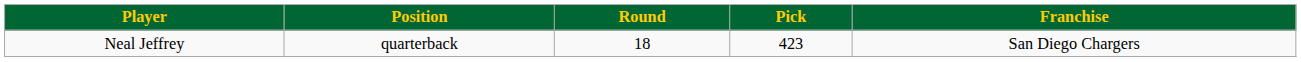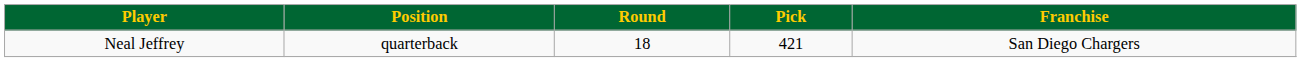(791, 43) 423 -> (791, 43) 421
